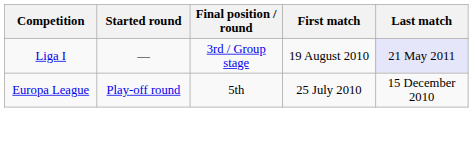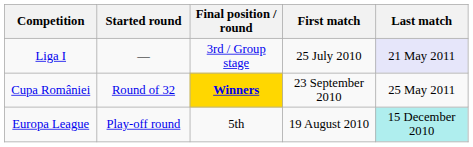(329, 55) 19 August 2010 -> (329, 55) 25 July 2010
+ row: (51, 90)
(329, 90) 25 July 2010 -> (329, 124) 19 August 2010
(422, 90) no background -> (422, 124) paleturquoise background
